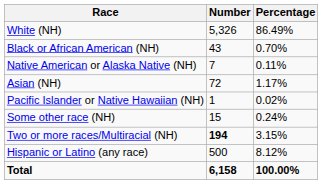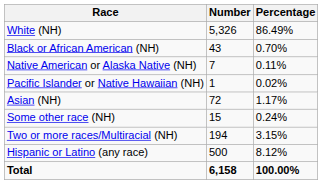rows swapped: (34, 83) <-> (105, 100)
(218, 135) bold -> (218, 135) normal
